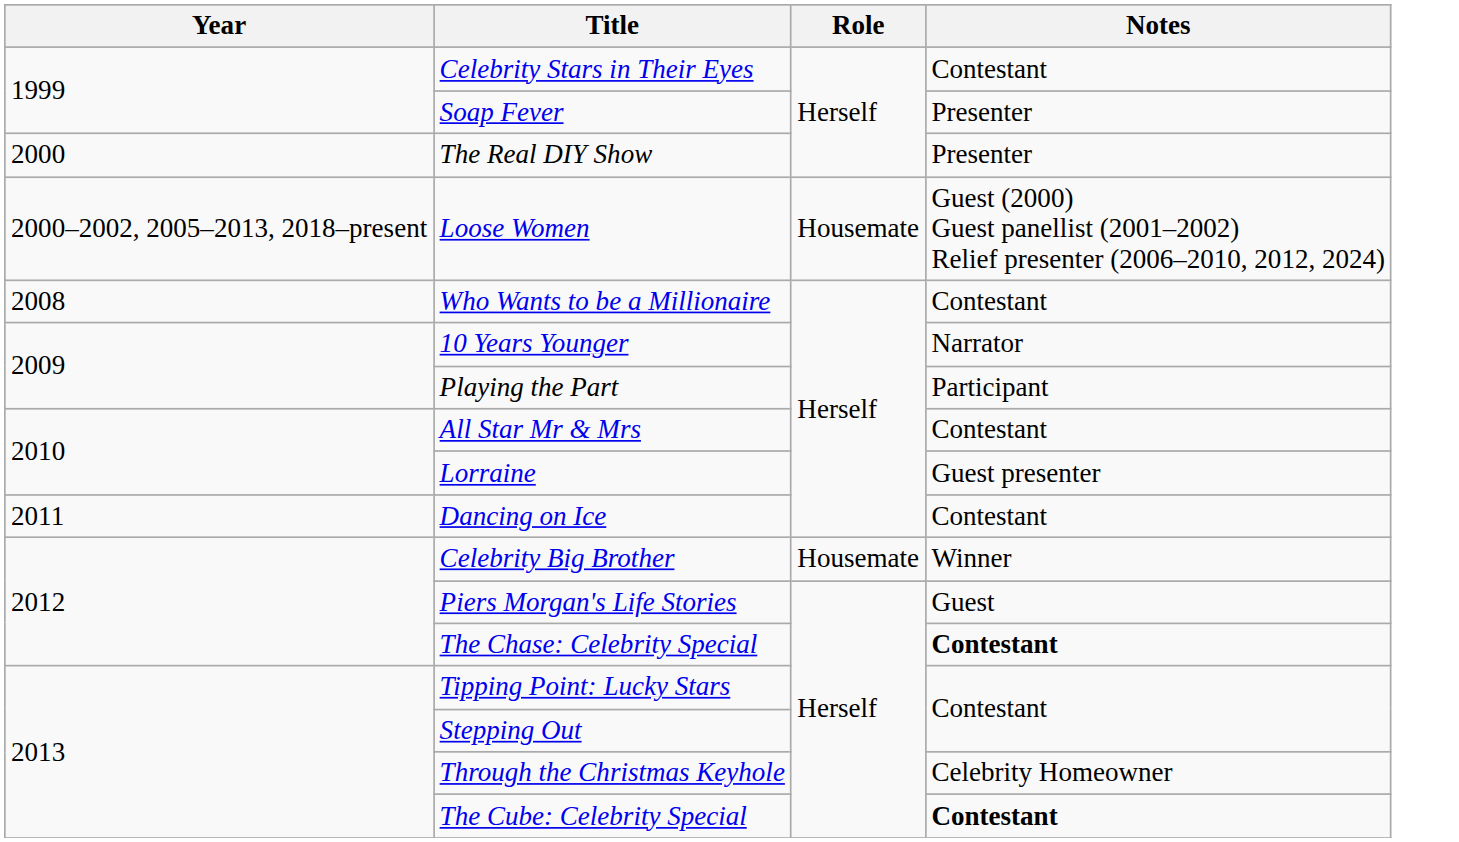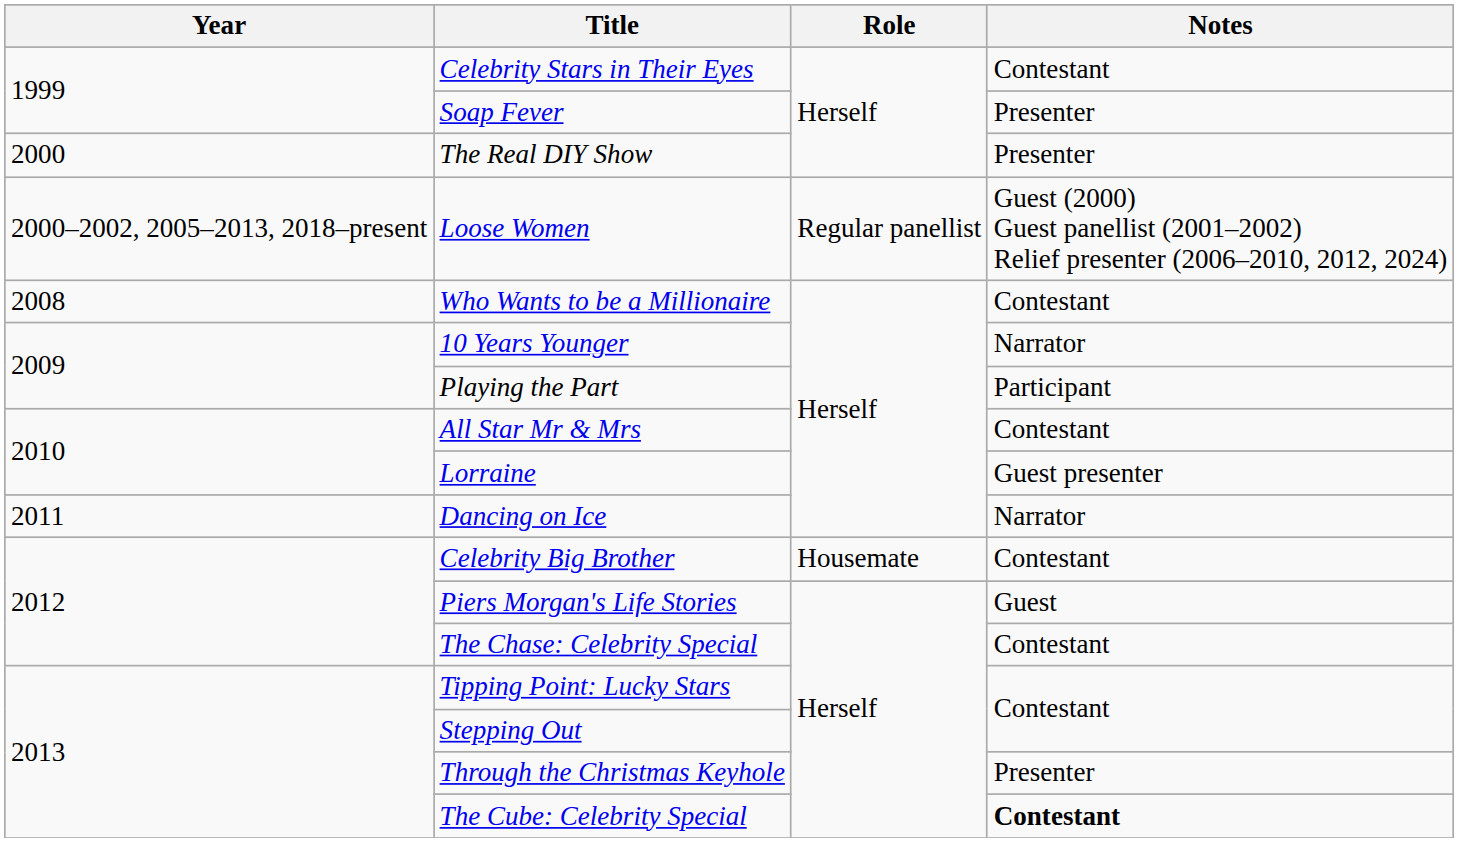(858, 227) Housemate -> (889, 227) Regular panellist
(989, 515) Contestant -> (1040, 515) Narrator
(971, 558) Winner -> (1052, 558) Contestant
(995, 644) bold -> (1052, 644) normal
(1052, 772) Celebrity Homeowner -> (1044, 772) Presenter
